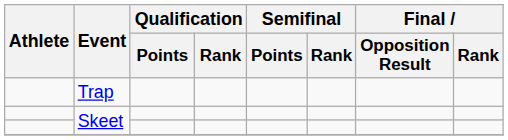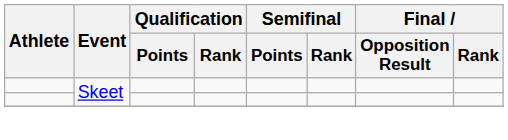- row: (39, 93)
